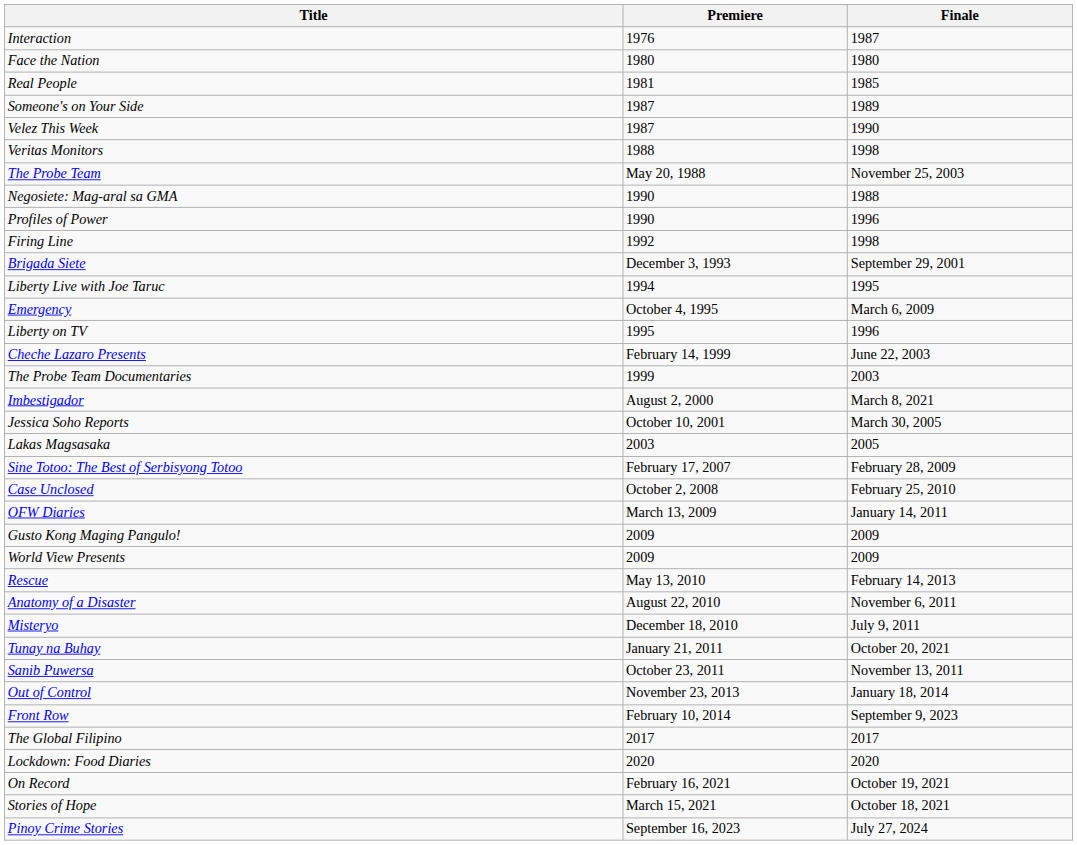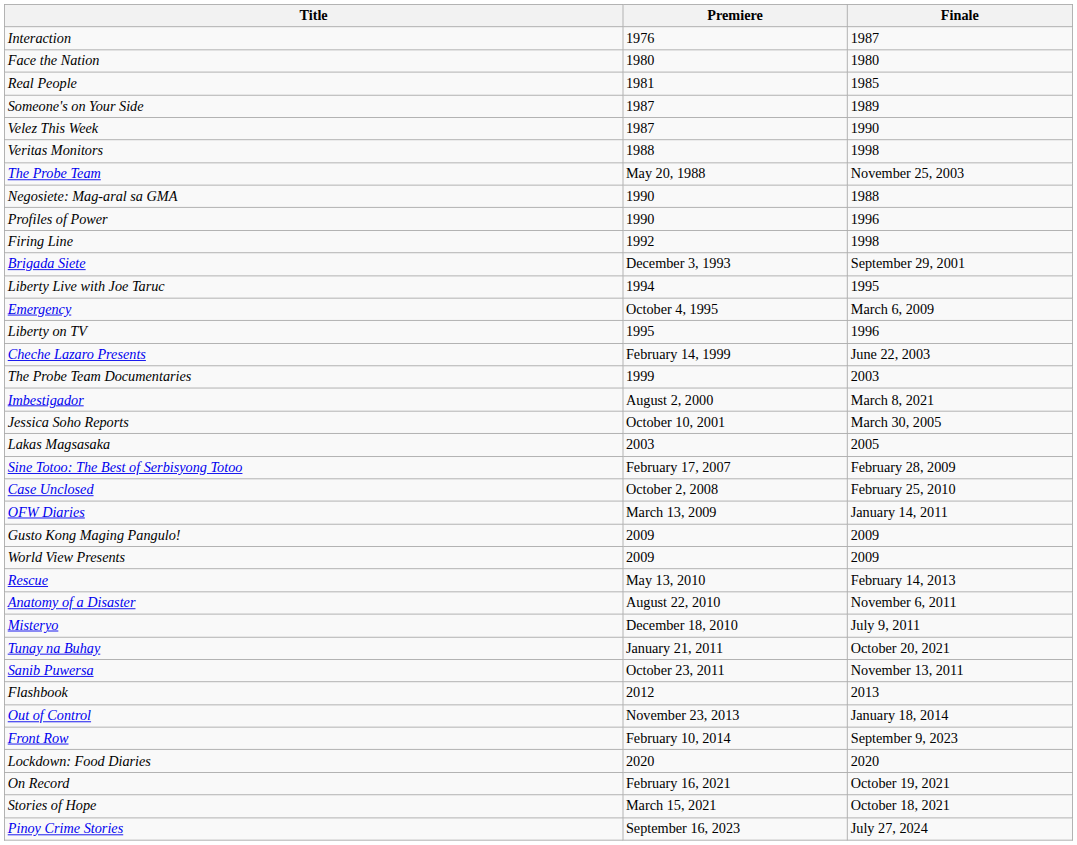+ row: (38, 693)
- row: (65, 738)
